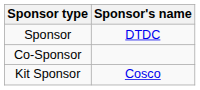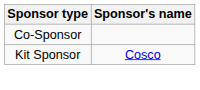- row: (48, 34)
